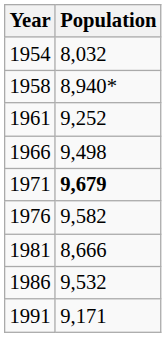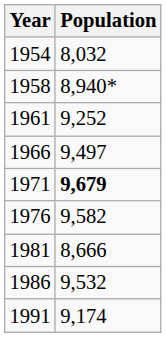(83, 151) 9,498 -> (83, 151) 9,497
(83, 315) 9,171 -> (83, 315) 9,174
